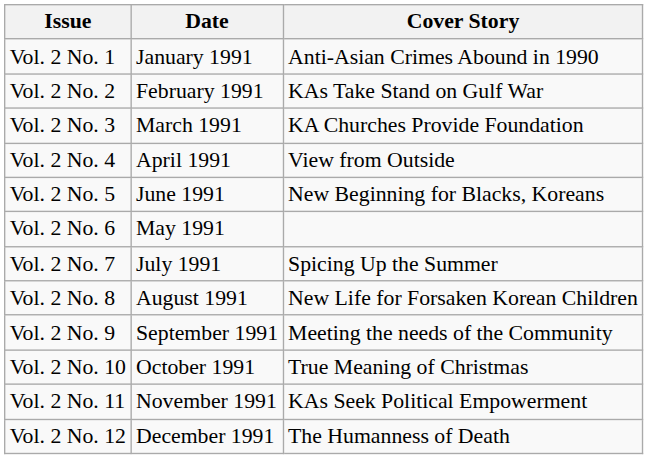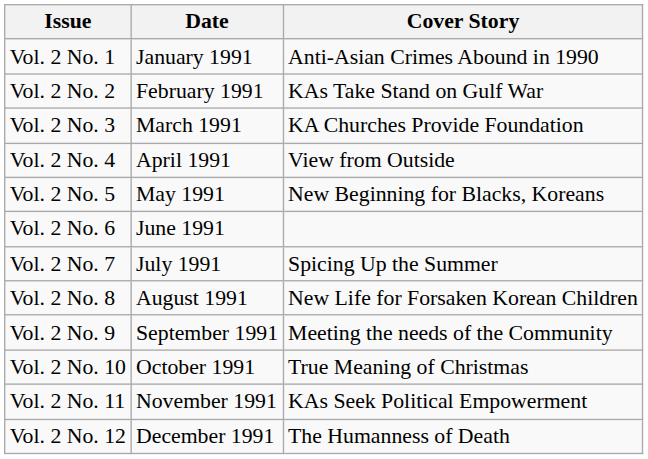(180, 194) June 1991 -> (180, 194) May 1991
(180, 228) May 1991 -> (180, 228) June 1991
